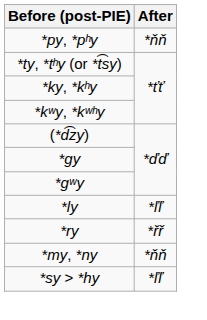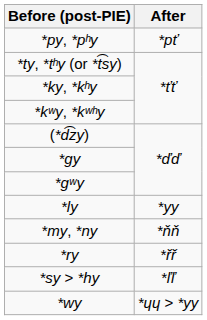(155, 40) *ňň -> (168, 40) *pť
(155, 207) *ľľ -> (168, 207) *yy
rows swapped: (69, 254) <-> (69, 231)
+ row: (69, 302)
